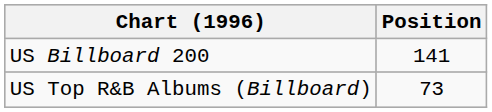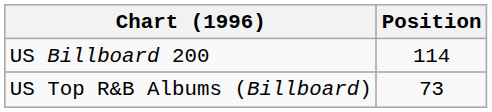(432, 56) 141 -> (432, 56) 114
